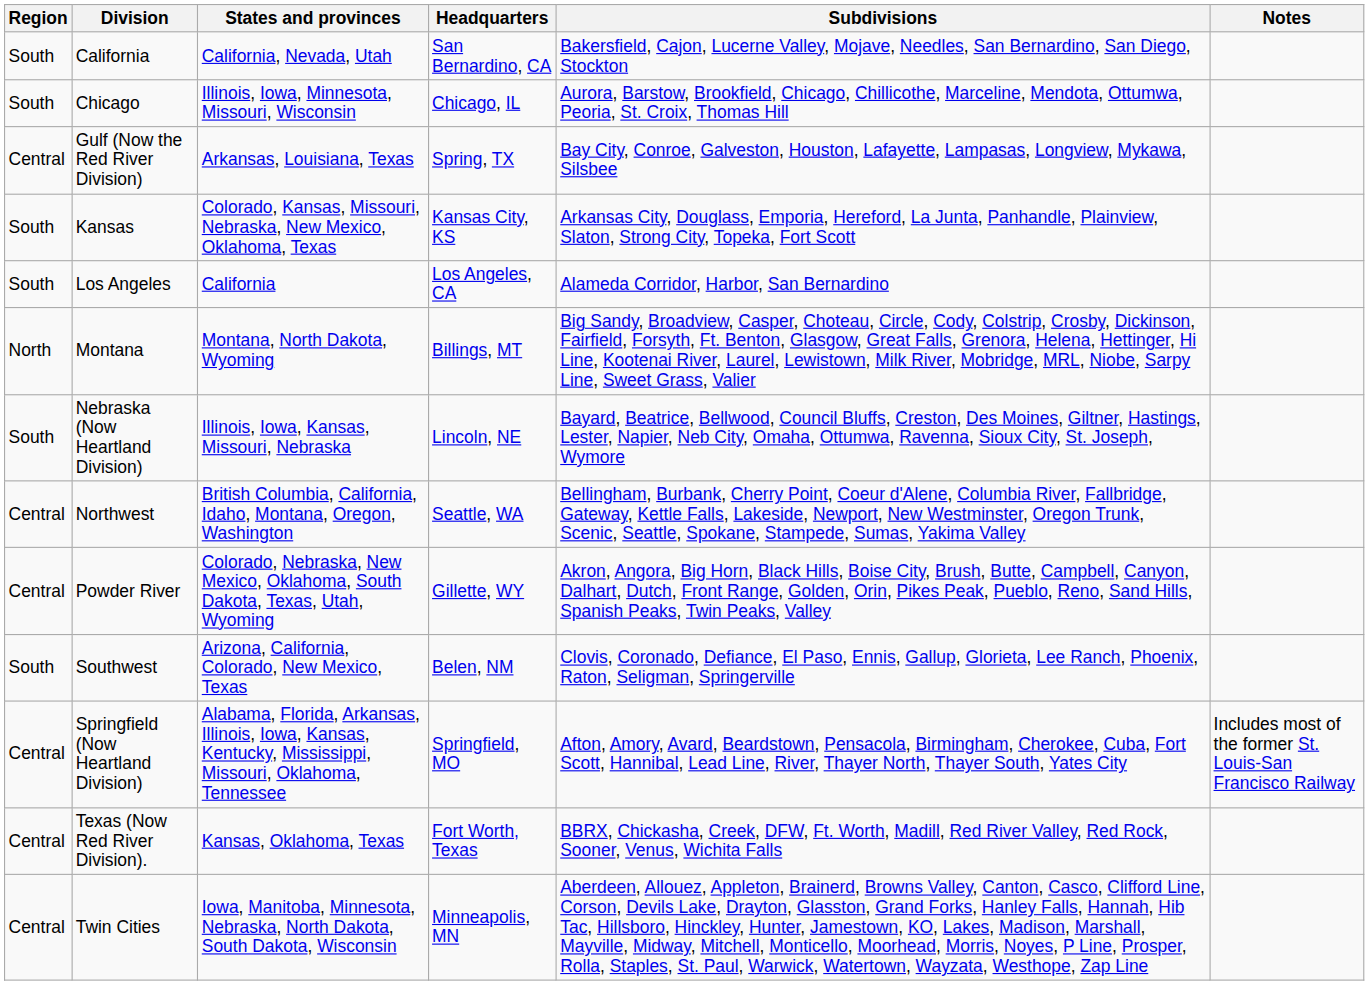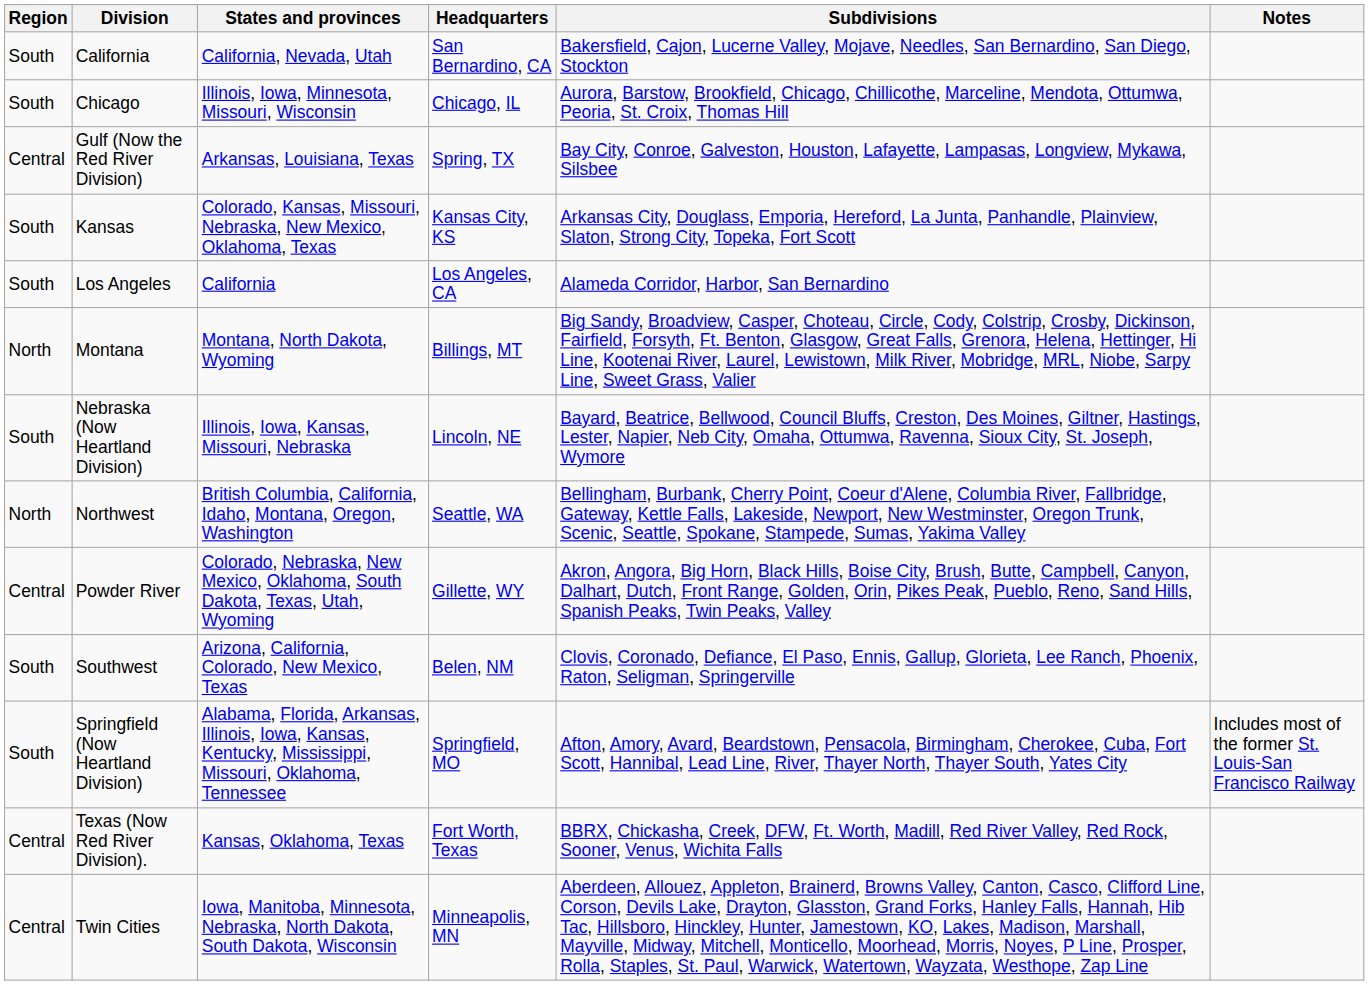(37, 514) Central -> (30, 514) North
(37, 754) Central -> (31, 754) South
